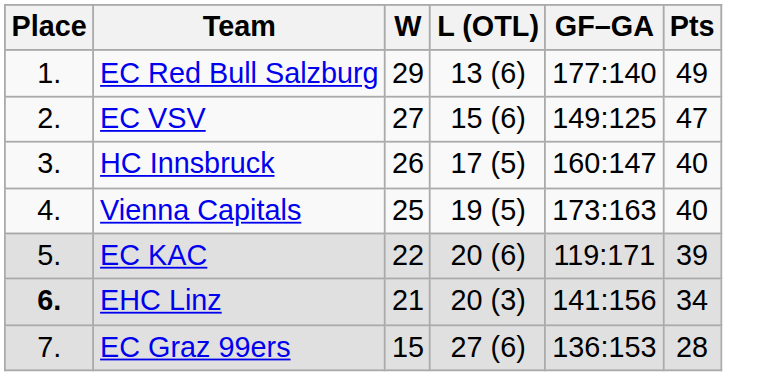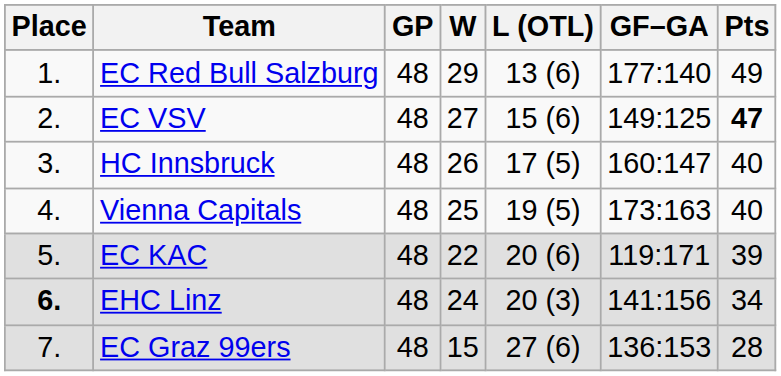+ column: (413, 27)
(692, 118) normal -> (747, 118) bold
(408, 301) 21 -> (463, 301) 24
